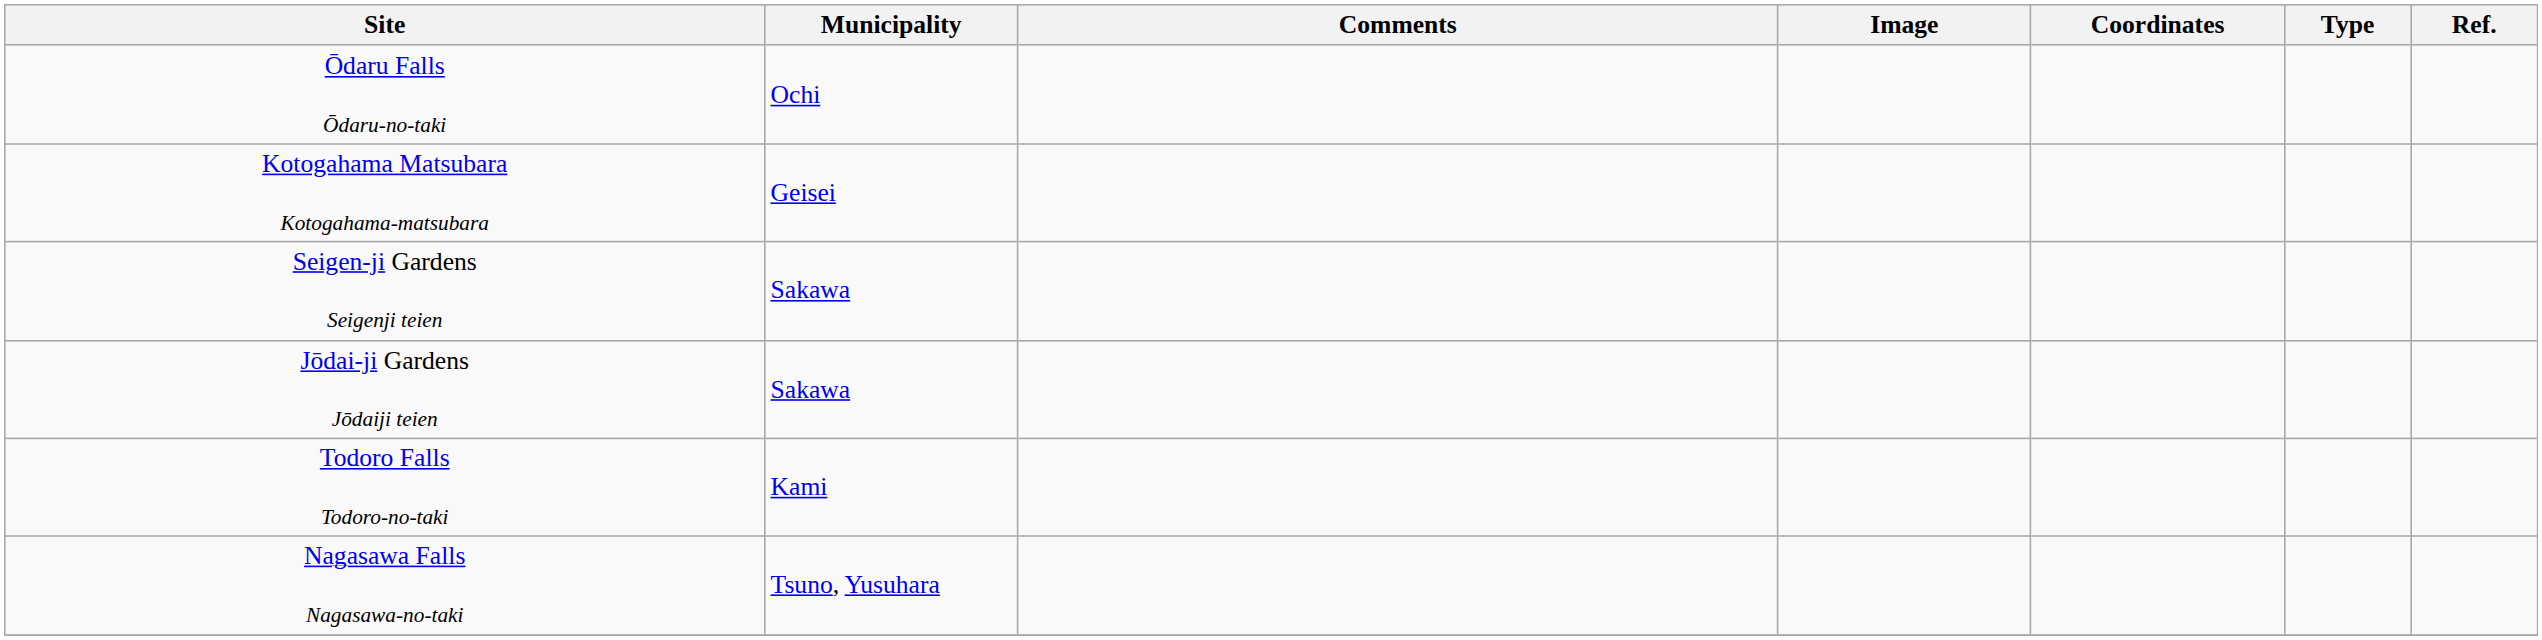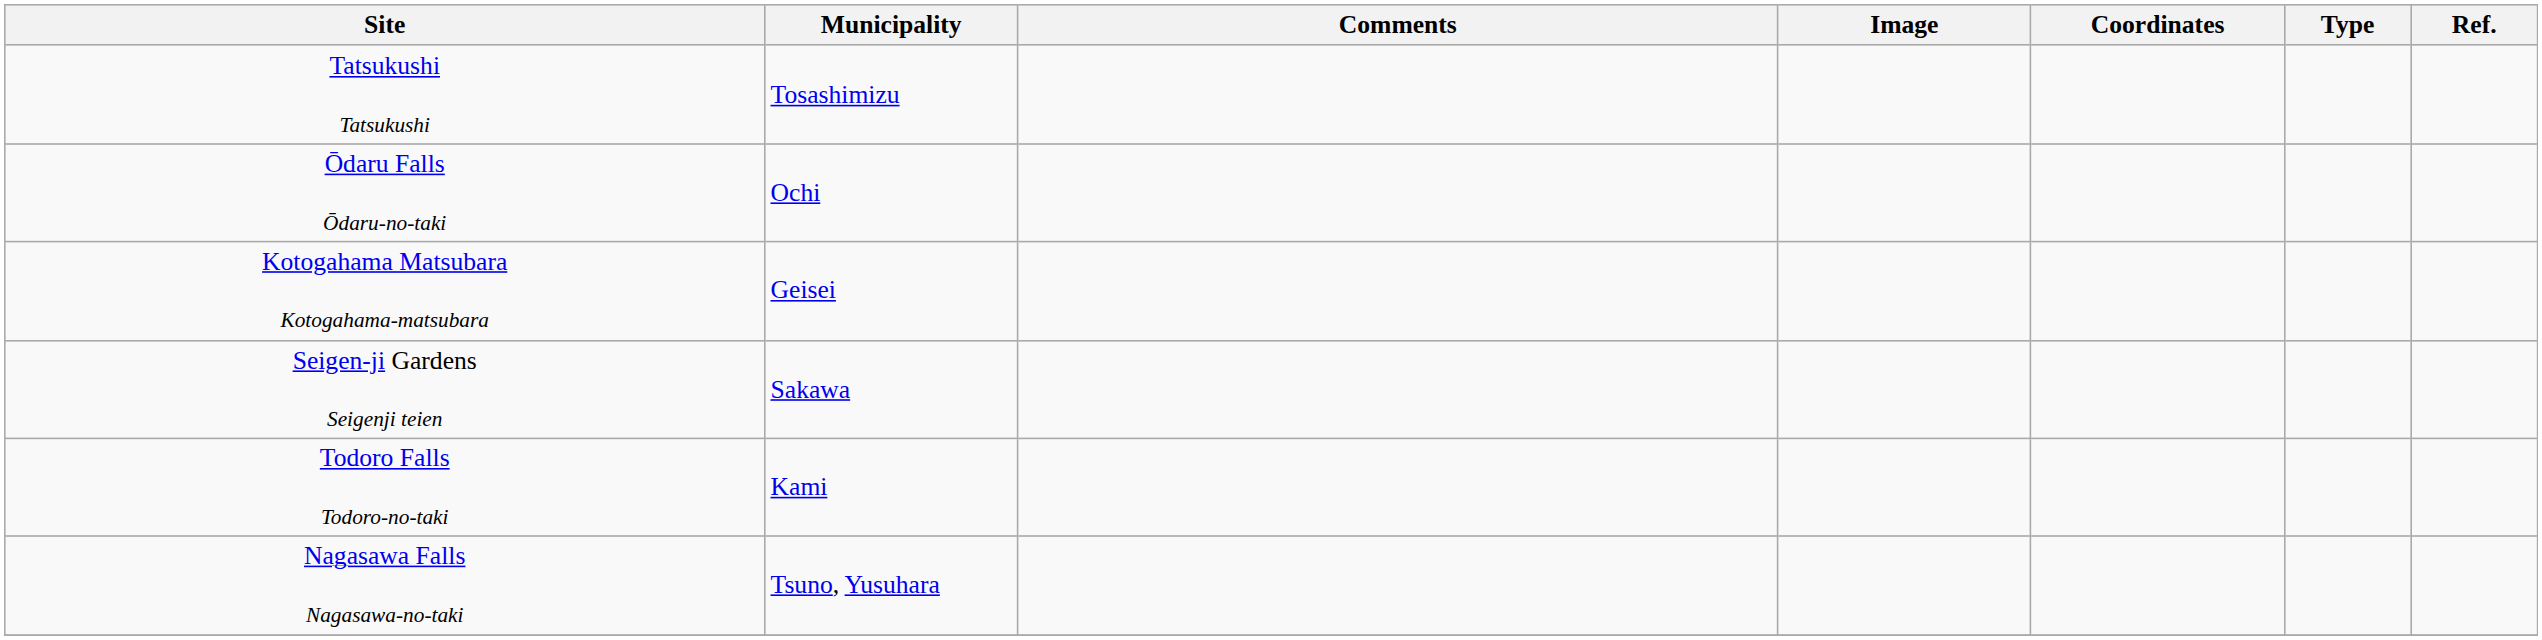+ row: (385, 94)
- row: (385, 388)
